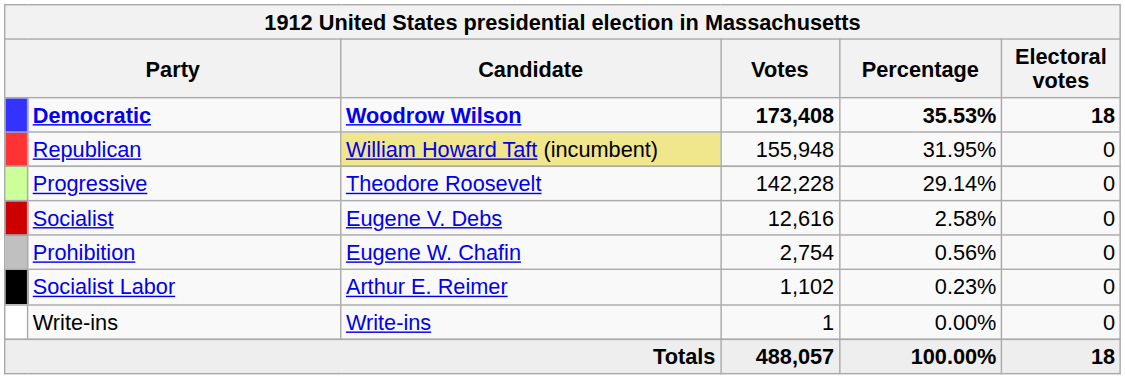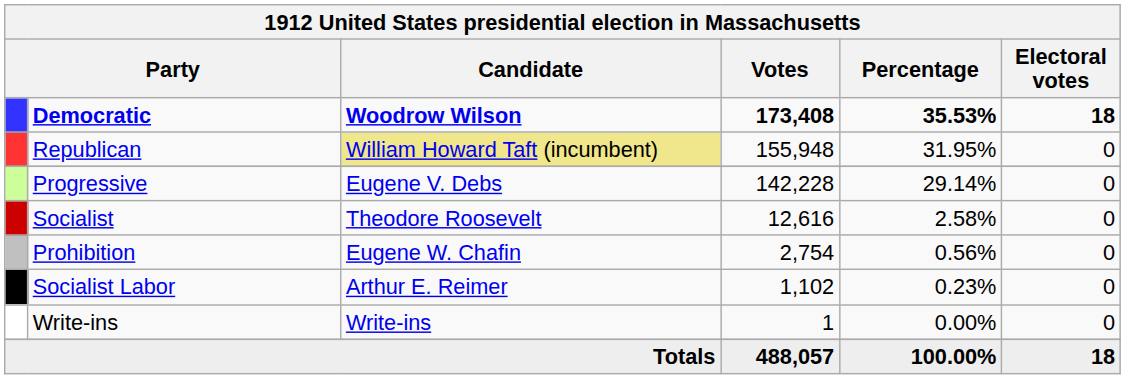(444, 184) Theodore Roosevelt -> (424, 184) Eugene V. Debs
(424, 218) Eugene V. Debs -> (444, 218) Theodore Roosevelt
